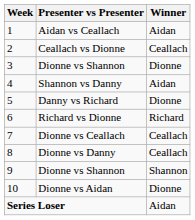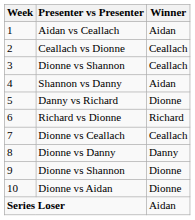(165, 65) Dionne -> (168, 65) Ceallach
(168, 153) Ceallach -> (164, 153) Danny
(168, 170) Shannon -> (165, 170) Dionne
